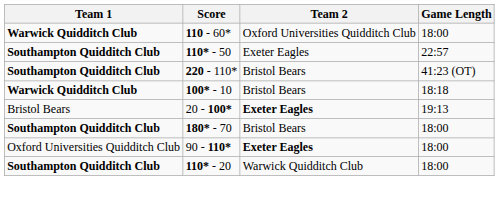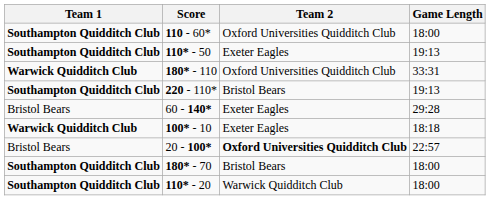(72, 33) Warwick Quidditch Club -> (84, 33) Southampton Quidditch Club
(435, 52) 22:57 -> (426, 52) 19:13
+ row: (191, 71)
(448, 71) 41:23 (OT) -> (426, 90) 19:13
+ row: (188, 109)
(274, 90) Bristol Bears -> (256, 128) Exeter Eagles
(278, 109) Exeter Eagles -> (315, 147) Oxford Universities Quidditch Club
(435, 109) 19:13 -> (426, 147) 22:57
- row: (208, 147)
